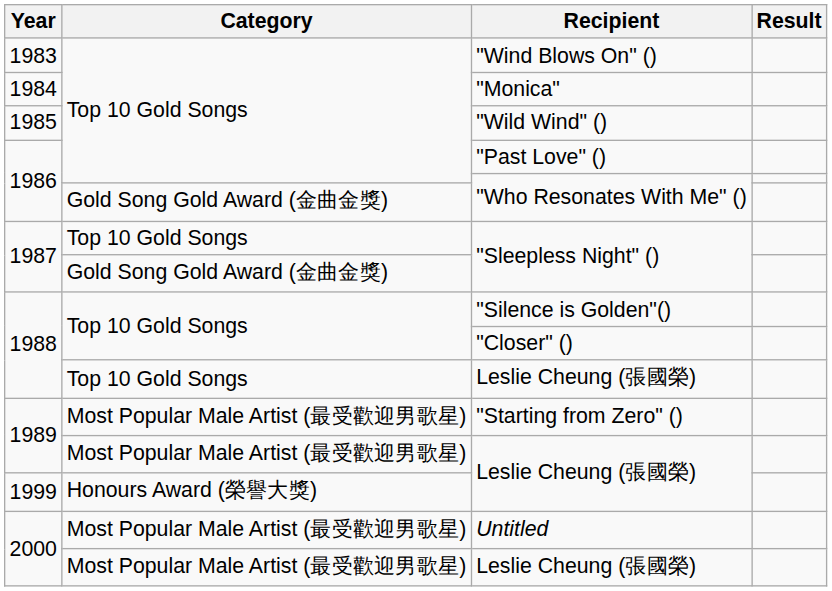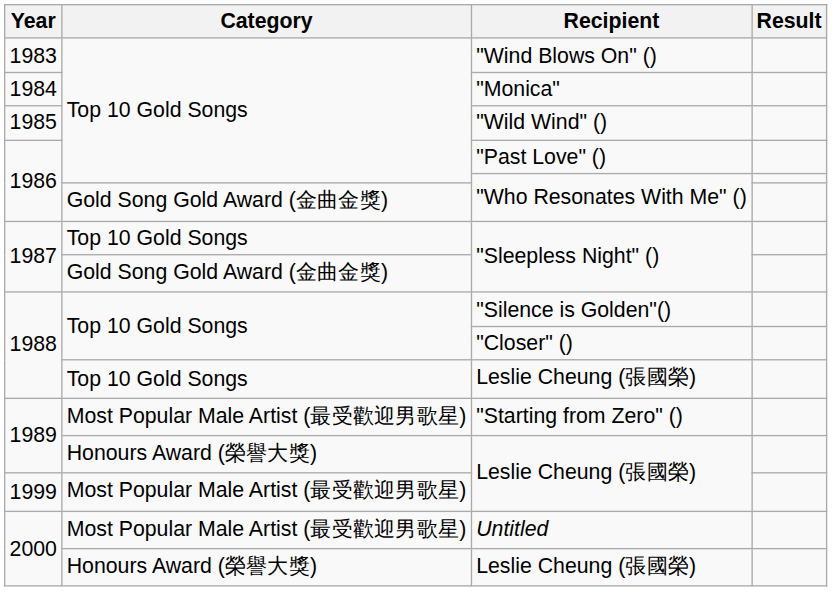(267, 453) Most Popular Male Artist (最受歡迎男歌星) -> (192, 453) Honours Award (榮譽大獎)
(192, 491) Honours Award (榮譽大獎) -> (267, 491) Most Popular Male Artist (最受歡迎男歌星)
(267, 566) Most Popular Male Artist (最受歡迎男歌星) -> (192, 566) Honours Award (榮譽大獎)
